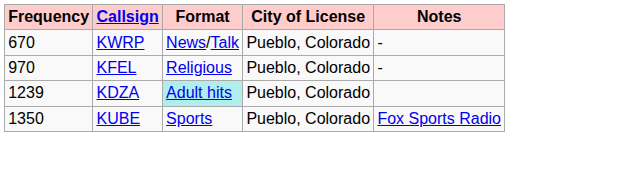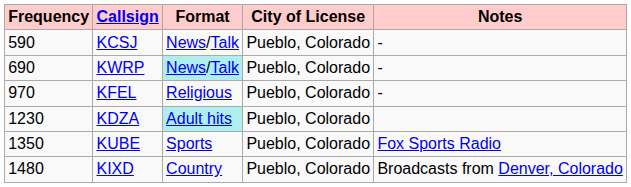+ row: (117, 42)
(22, 42) 670 -> (22, 67) 690
(203, 42) no background -> (203, 67) paleturquoise background
(26, 93) 1239 -> (26, 118) 1230
+ row: (115, 169)
